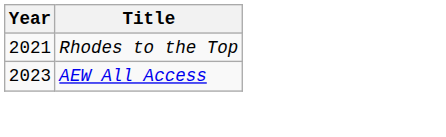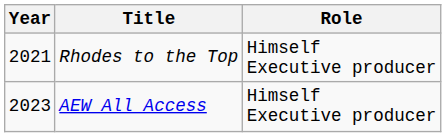+ column: (342, 19)
